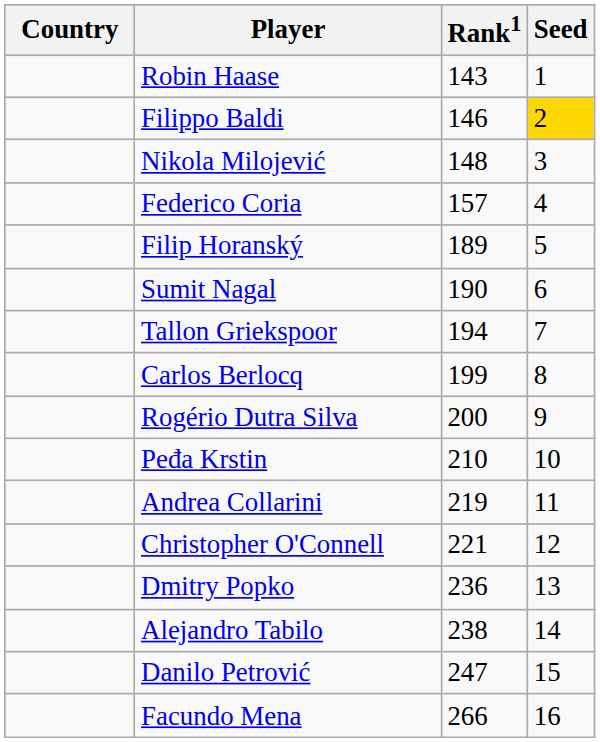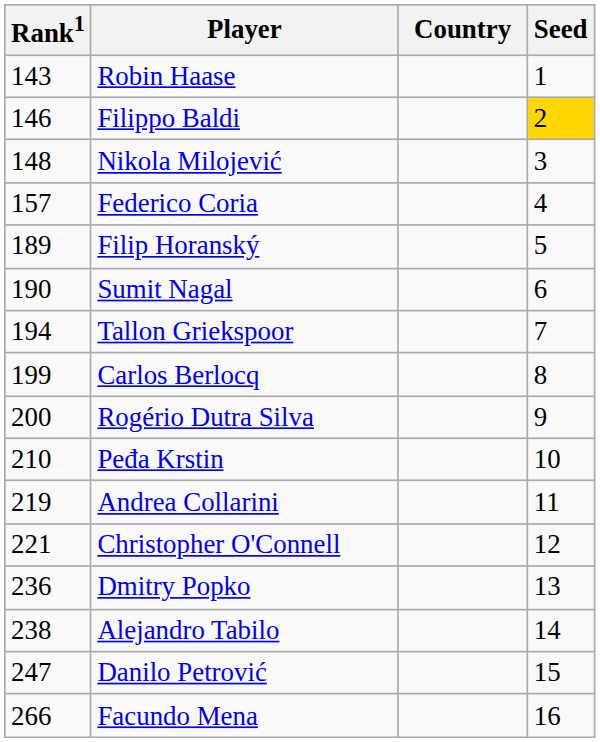columns swapped: (70, 29) <-> (484, 29)
